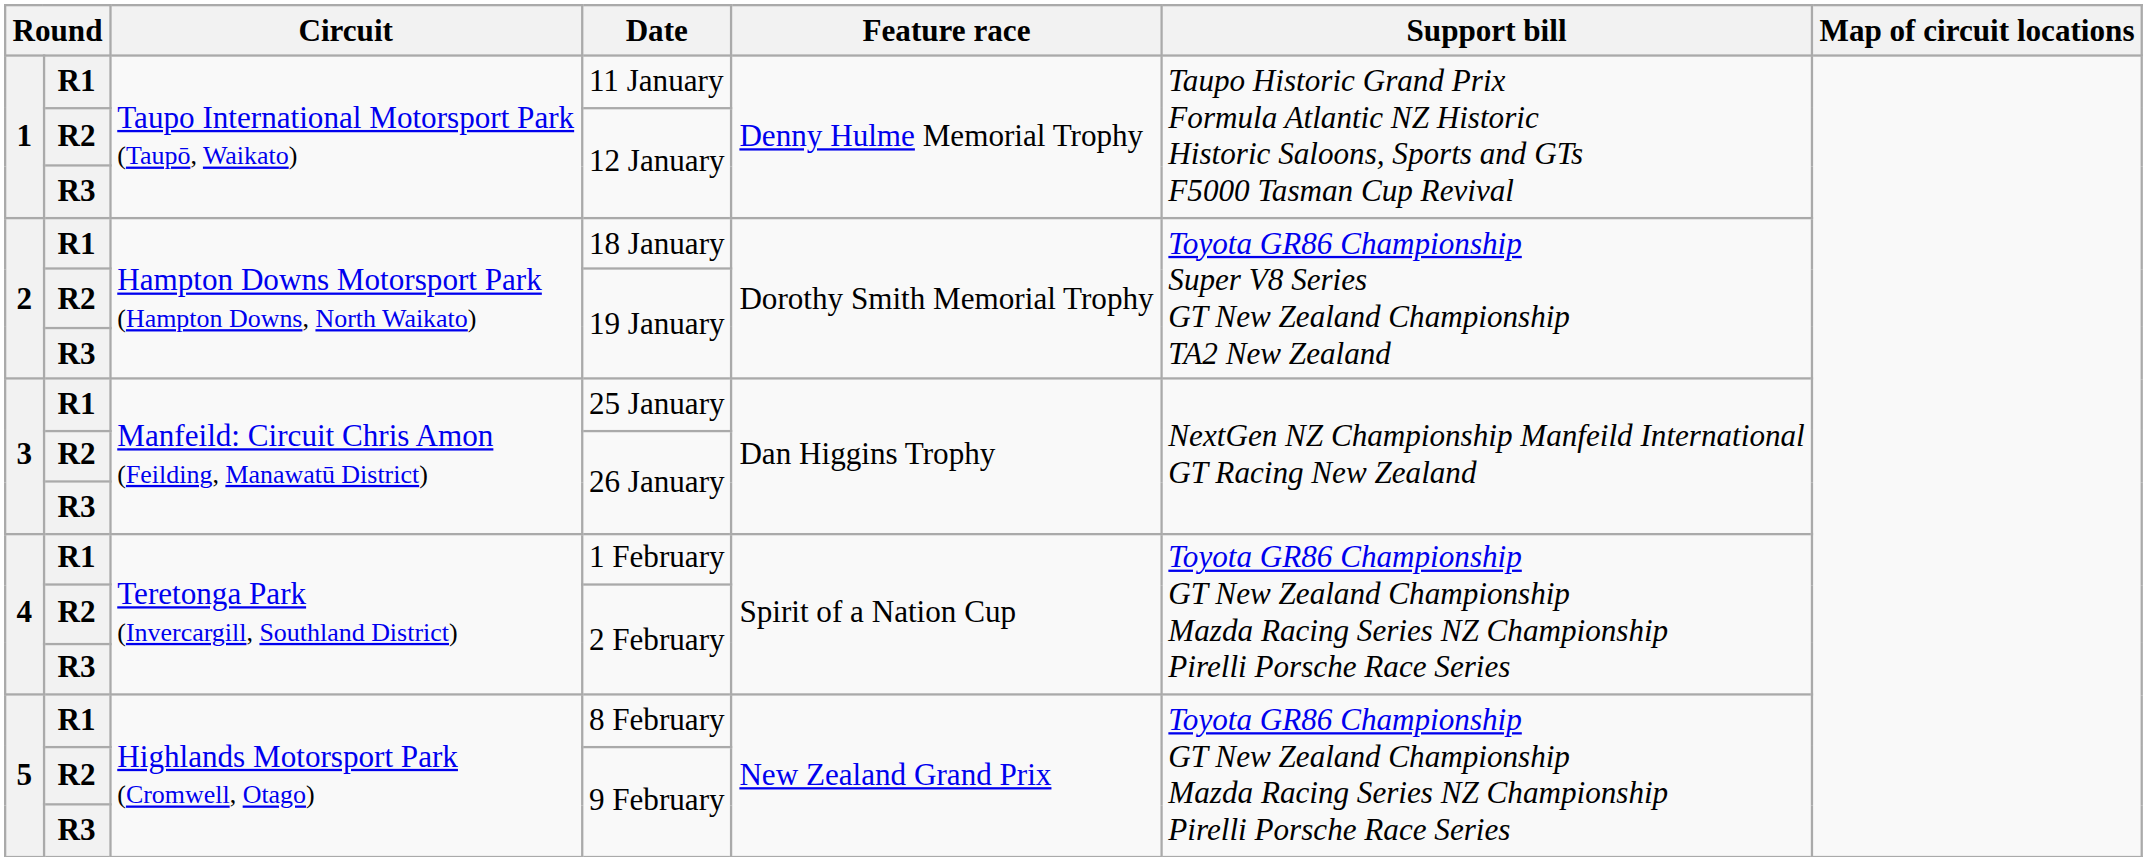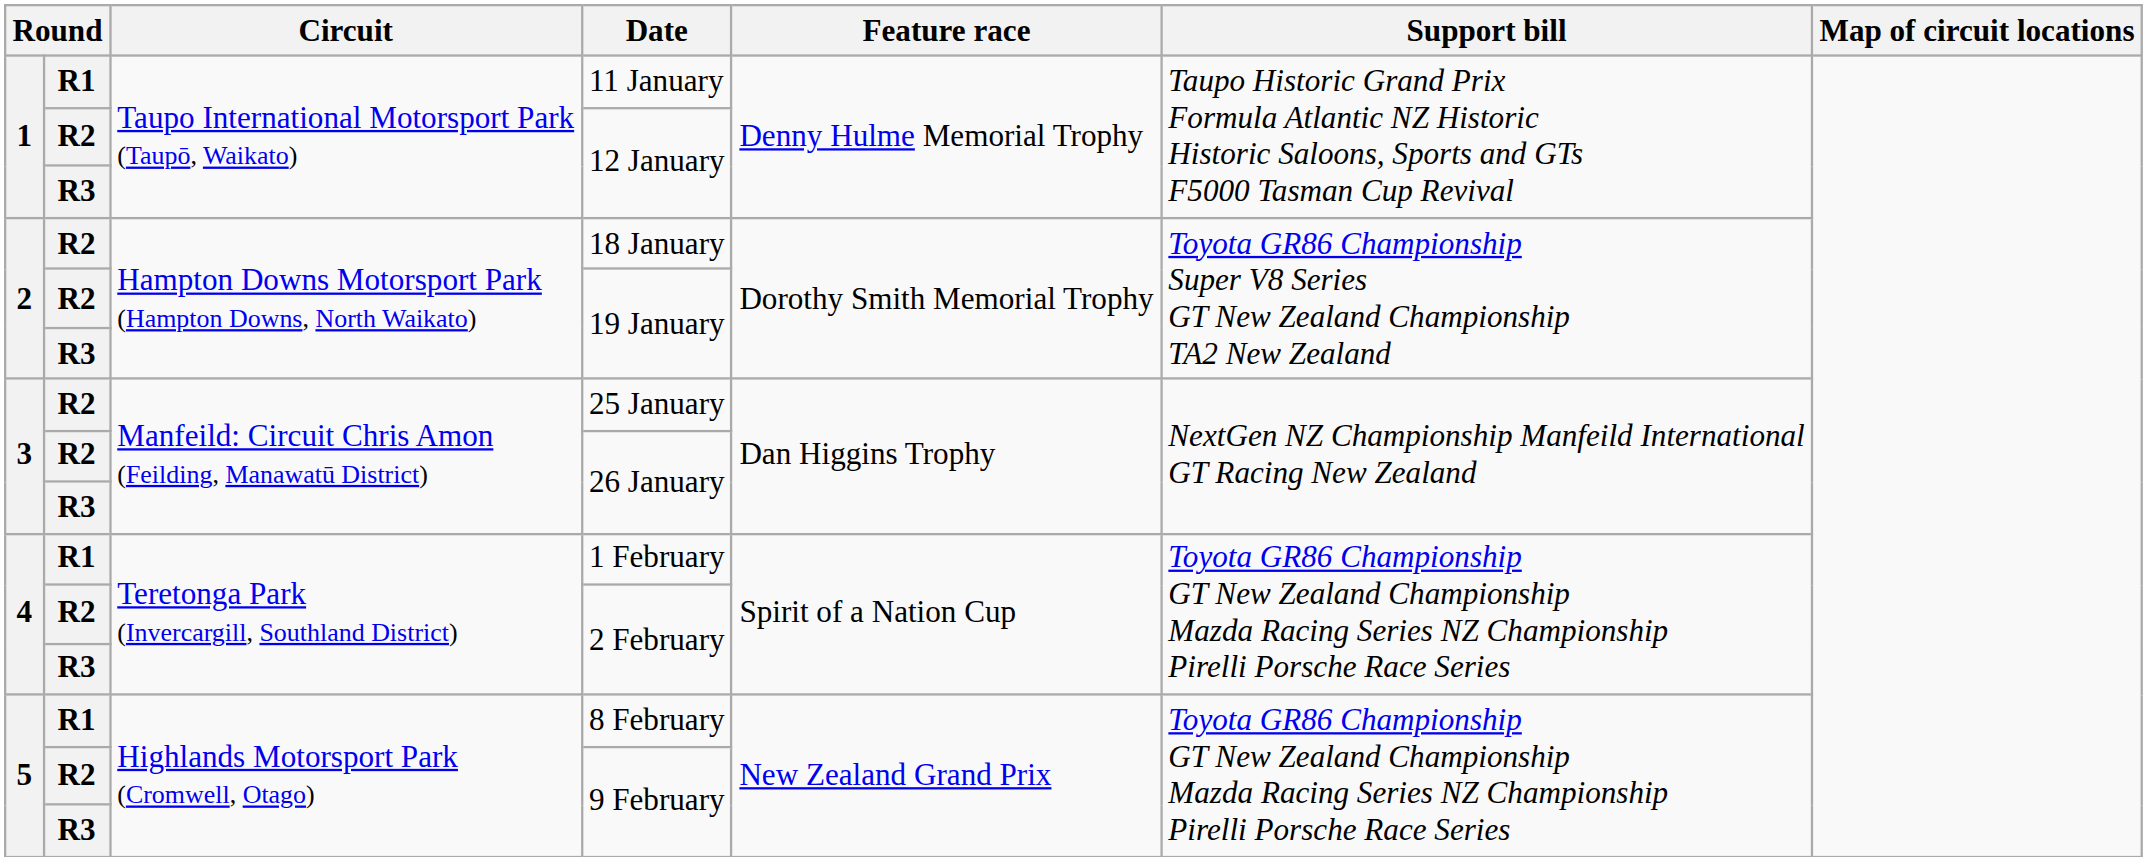(77, 242) R1 -> (77, 242) R2
(77, 403) R1 -> (77, 403) R2
